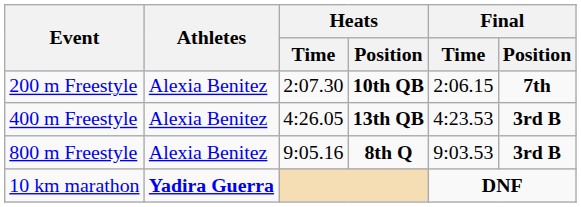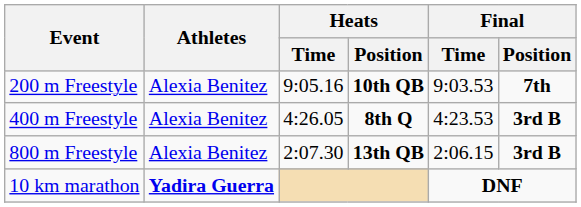(313, 86) 2:07.30 -> (313, 86) 9:05.16
(463, 86) 2:06.15 -> (463, 86) 9:03.53
(388, 119) 13th QB -> (388, 119) 8th Q
(313, 152) 9:05.16 -> (313, 152) 2:07.30
(388, 152) 8th Q -> (388, 152) 13th QB
(463, 152) 9:03.53 -> (463, 152) 2:06.15
